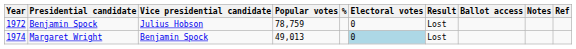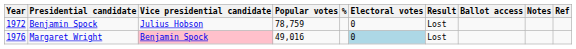(16, 37) 1974 -> (16, 37) 1976
(174, 37) no background -> (174, 37) pink background
(289, 37) 49,013 -> (289, 37) 49,016
